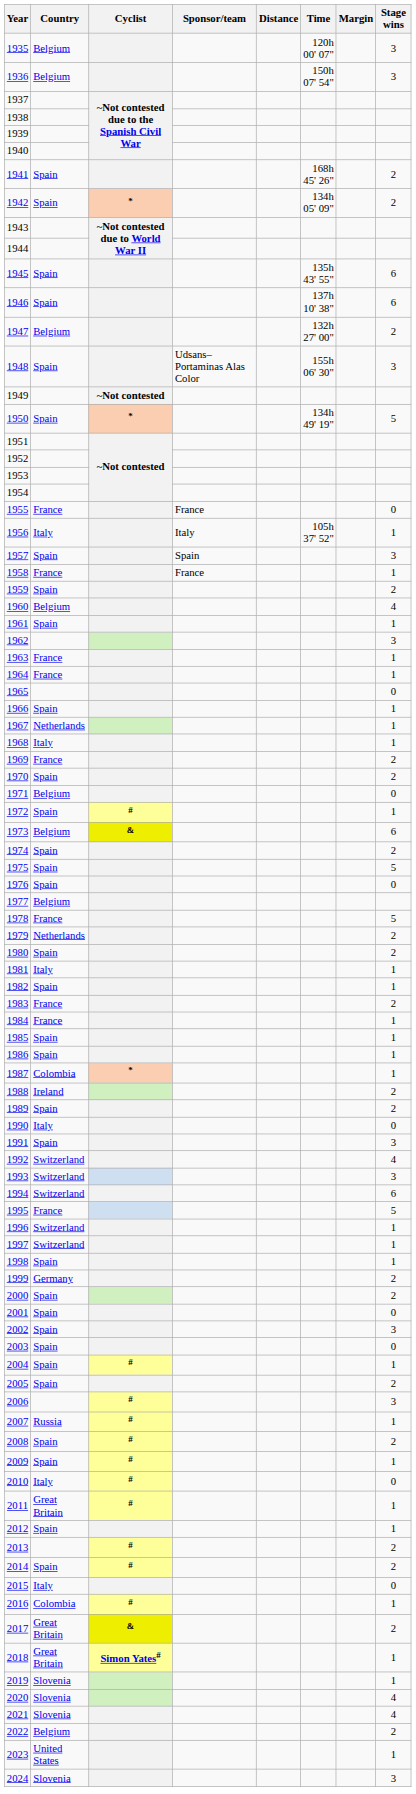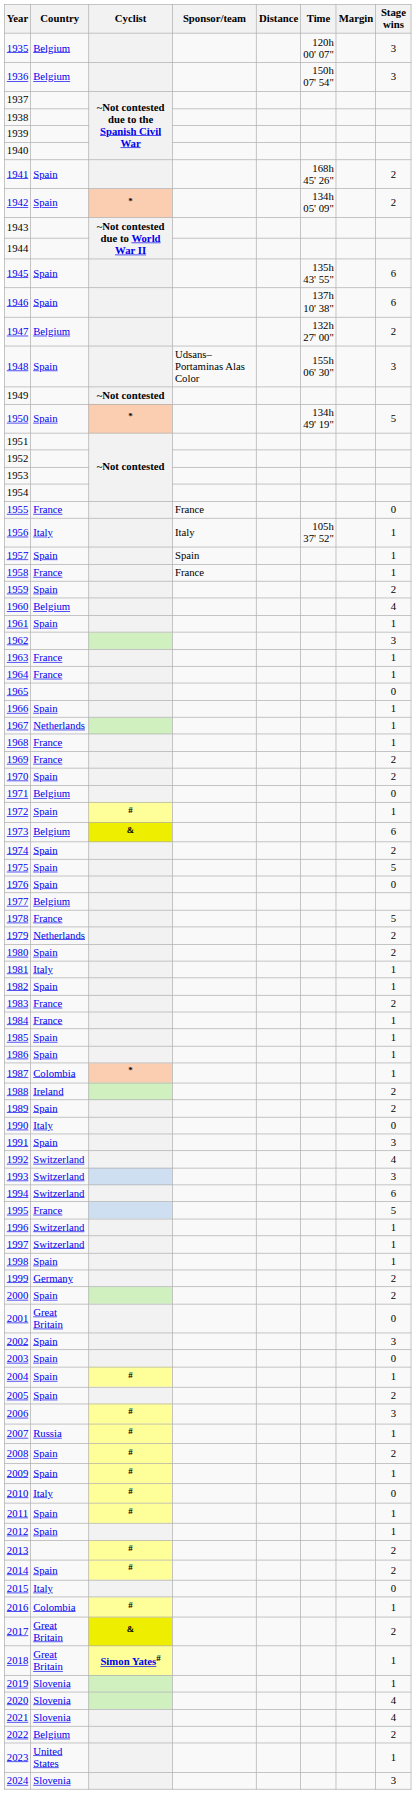(393, 555) 3 -> (393, 555) 1
(43, 742) Italy -> (48, 742) France
(45, 1312) Spain -> (48, 1318) Great Britain
(48, 1506) Great Britain -> (45, 1513) Spain
